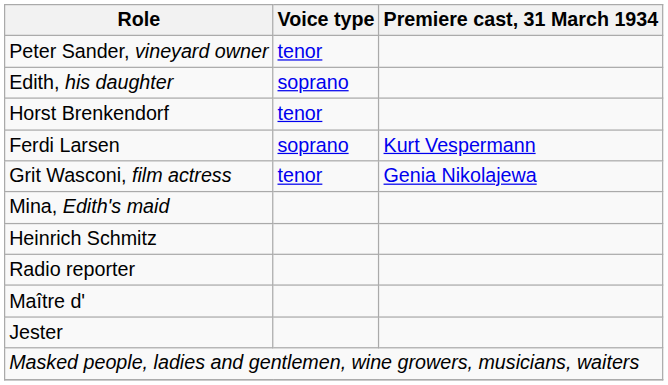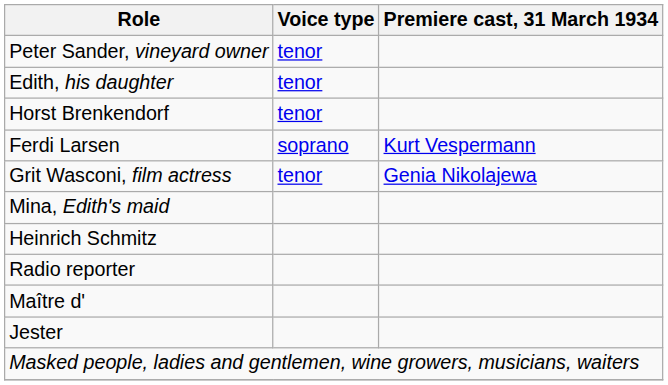(313, 82) soprano -> (300, 82) tenor
